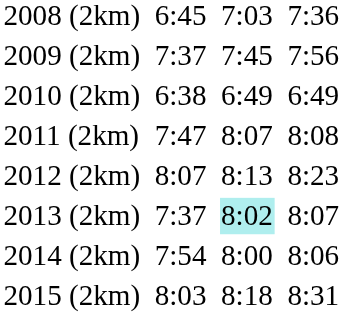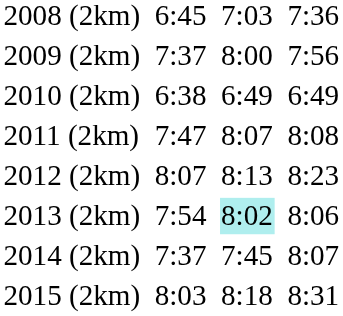(247, 55) 7:45 -> (247, 55) 8:00
(181, 215) 7:37 -> (181, 215) 7:54
(313, 215) 8:07 -> (313, 215) 8:06
(181, 255) 7:54 -> (181, 255) 7:37
(247, 255) 8:00 -> (247, 255) 7:45
(313, 255) 8:06 -> (313, 255) 8:07
